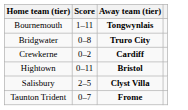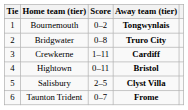+ column: (12, 11)
(85, 25) 1–11 -> (101, 25) 0–2
(85, 54) 0–2 -> (101, 54) 1–11
